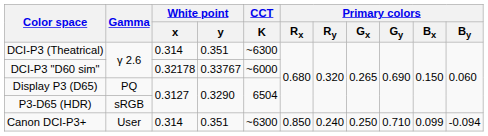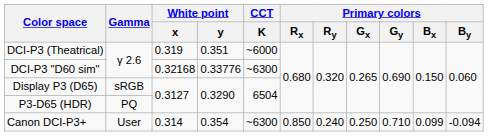(169, 51) 0.314 -> (169, 51) 0.319
(262, 51) ~6300 -> (262, 51) ~6000
(175, 68) 0.32178 -> (175, 68) 0.32168
(221, 68) 0.33767 -> (221, 68) 0.33776
(262, 68) ~6000 -> (262, 68) ~6300
(129, 86) PQ -> (129, 86) sRGB
(129, 104) sRGB -> (129, 104) PQ
(214, 122) 0.351 -> (214, 122) 0.354
